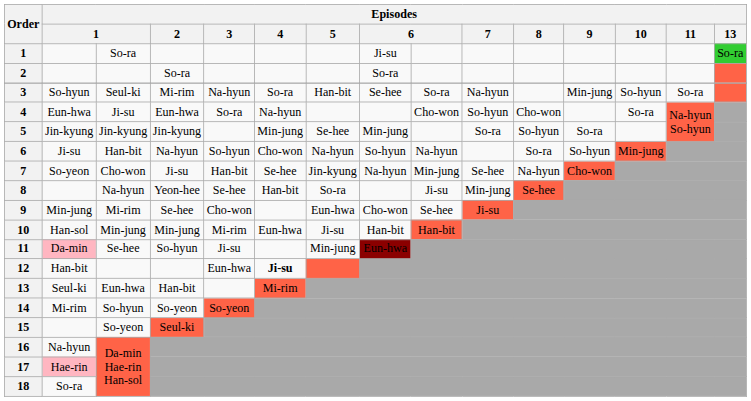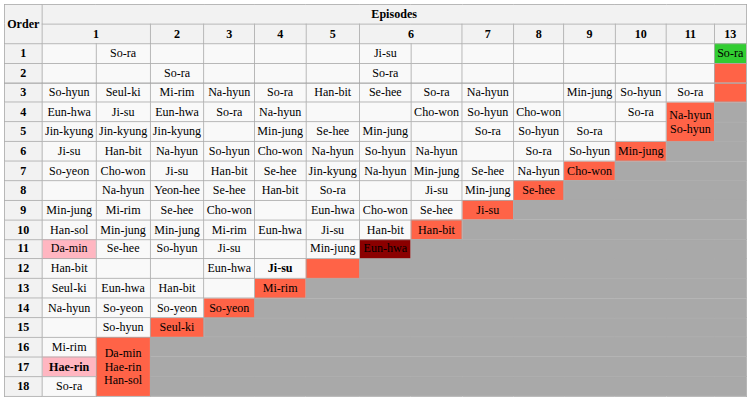(69, 307) Mi-rim -> (69, 307) Na-hyun
(123, 307) So-hyun -> (123, 307) So-yeon
(123, 327) So-yeon -> (123, 327) So-hyun
(69, 346) Na-hyun -> (69, 346) Mi-rim
(69, 366) normal -> (69, 366) bold
